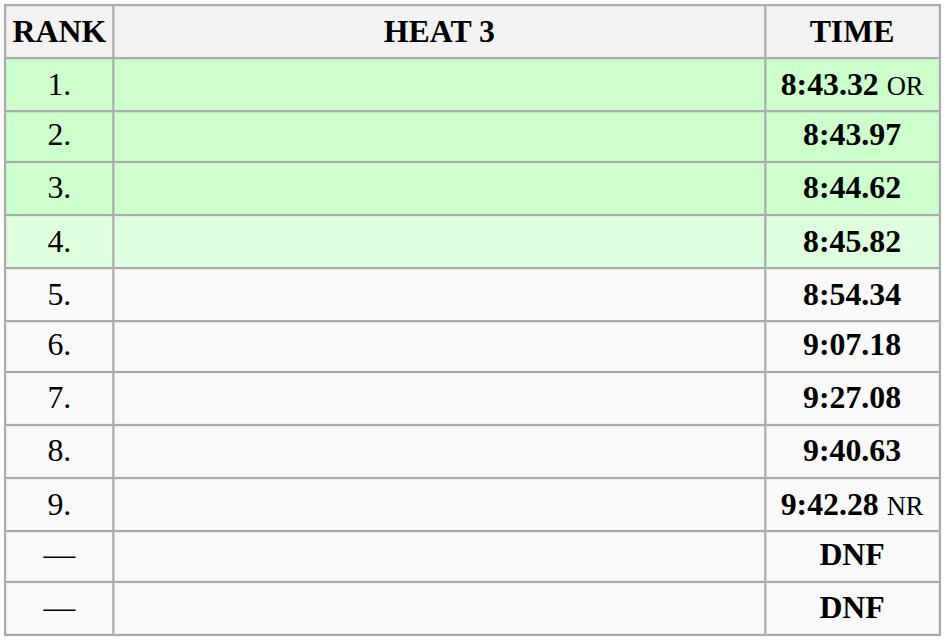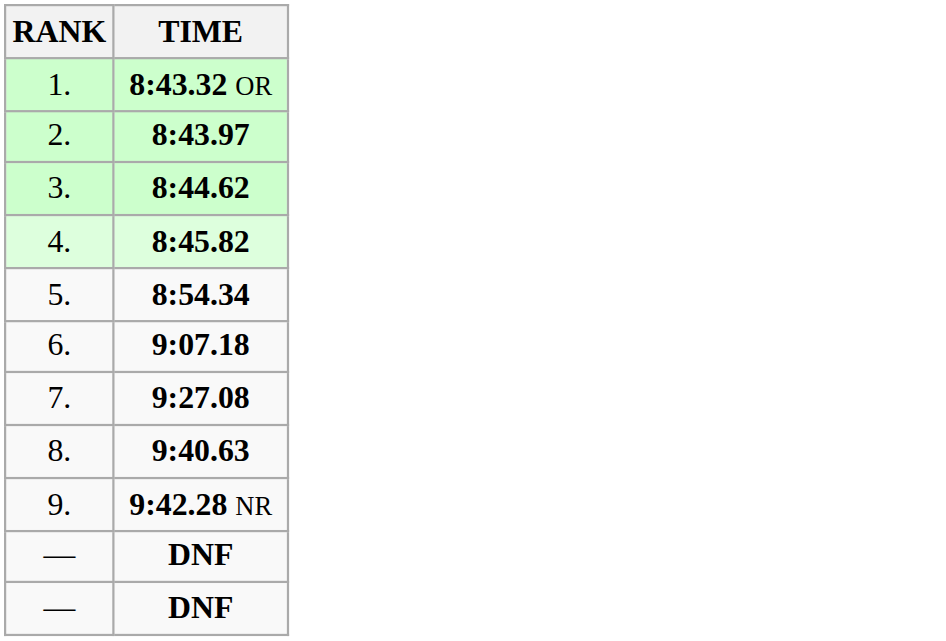- column: (439, 31)
